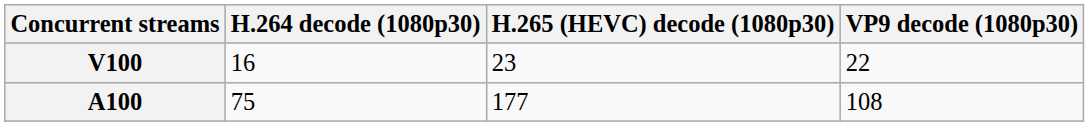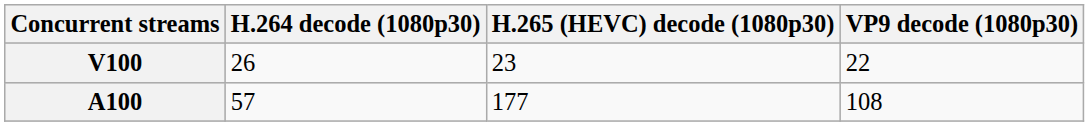(243, 62) 16 -> (243, 62) 26
(243, 101) 75 -> (243, 101) 57
